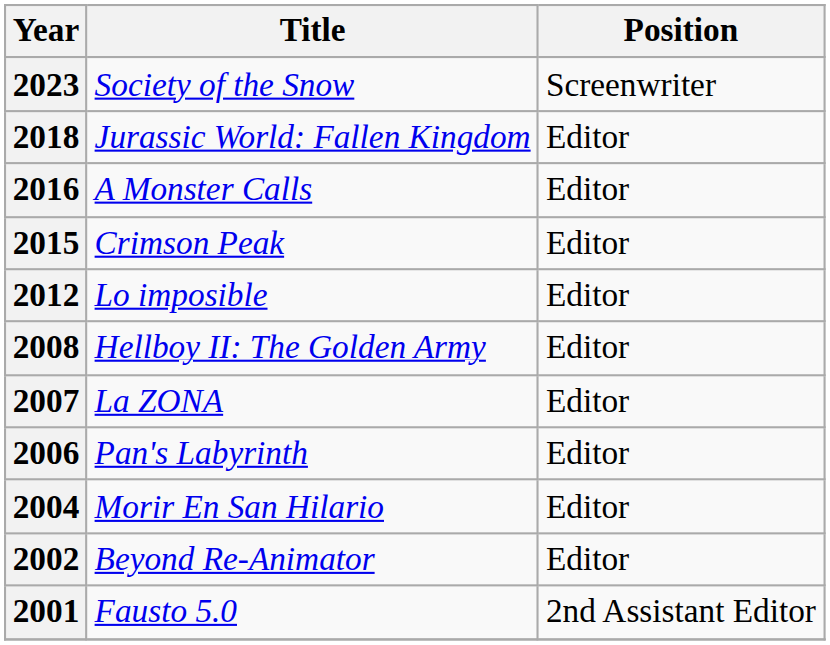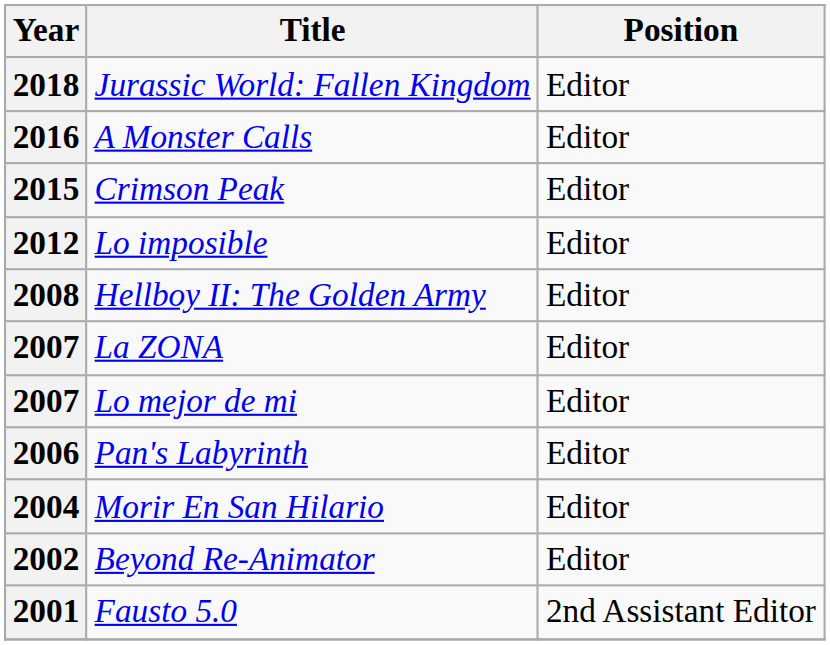- row: (46, 83)
+ row: (46, 400)
